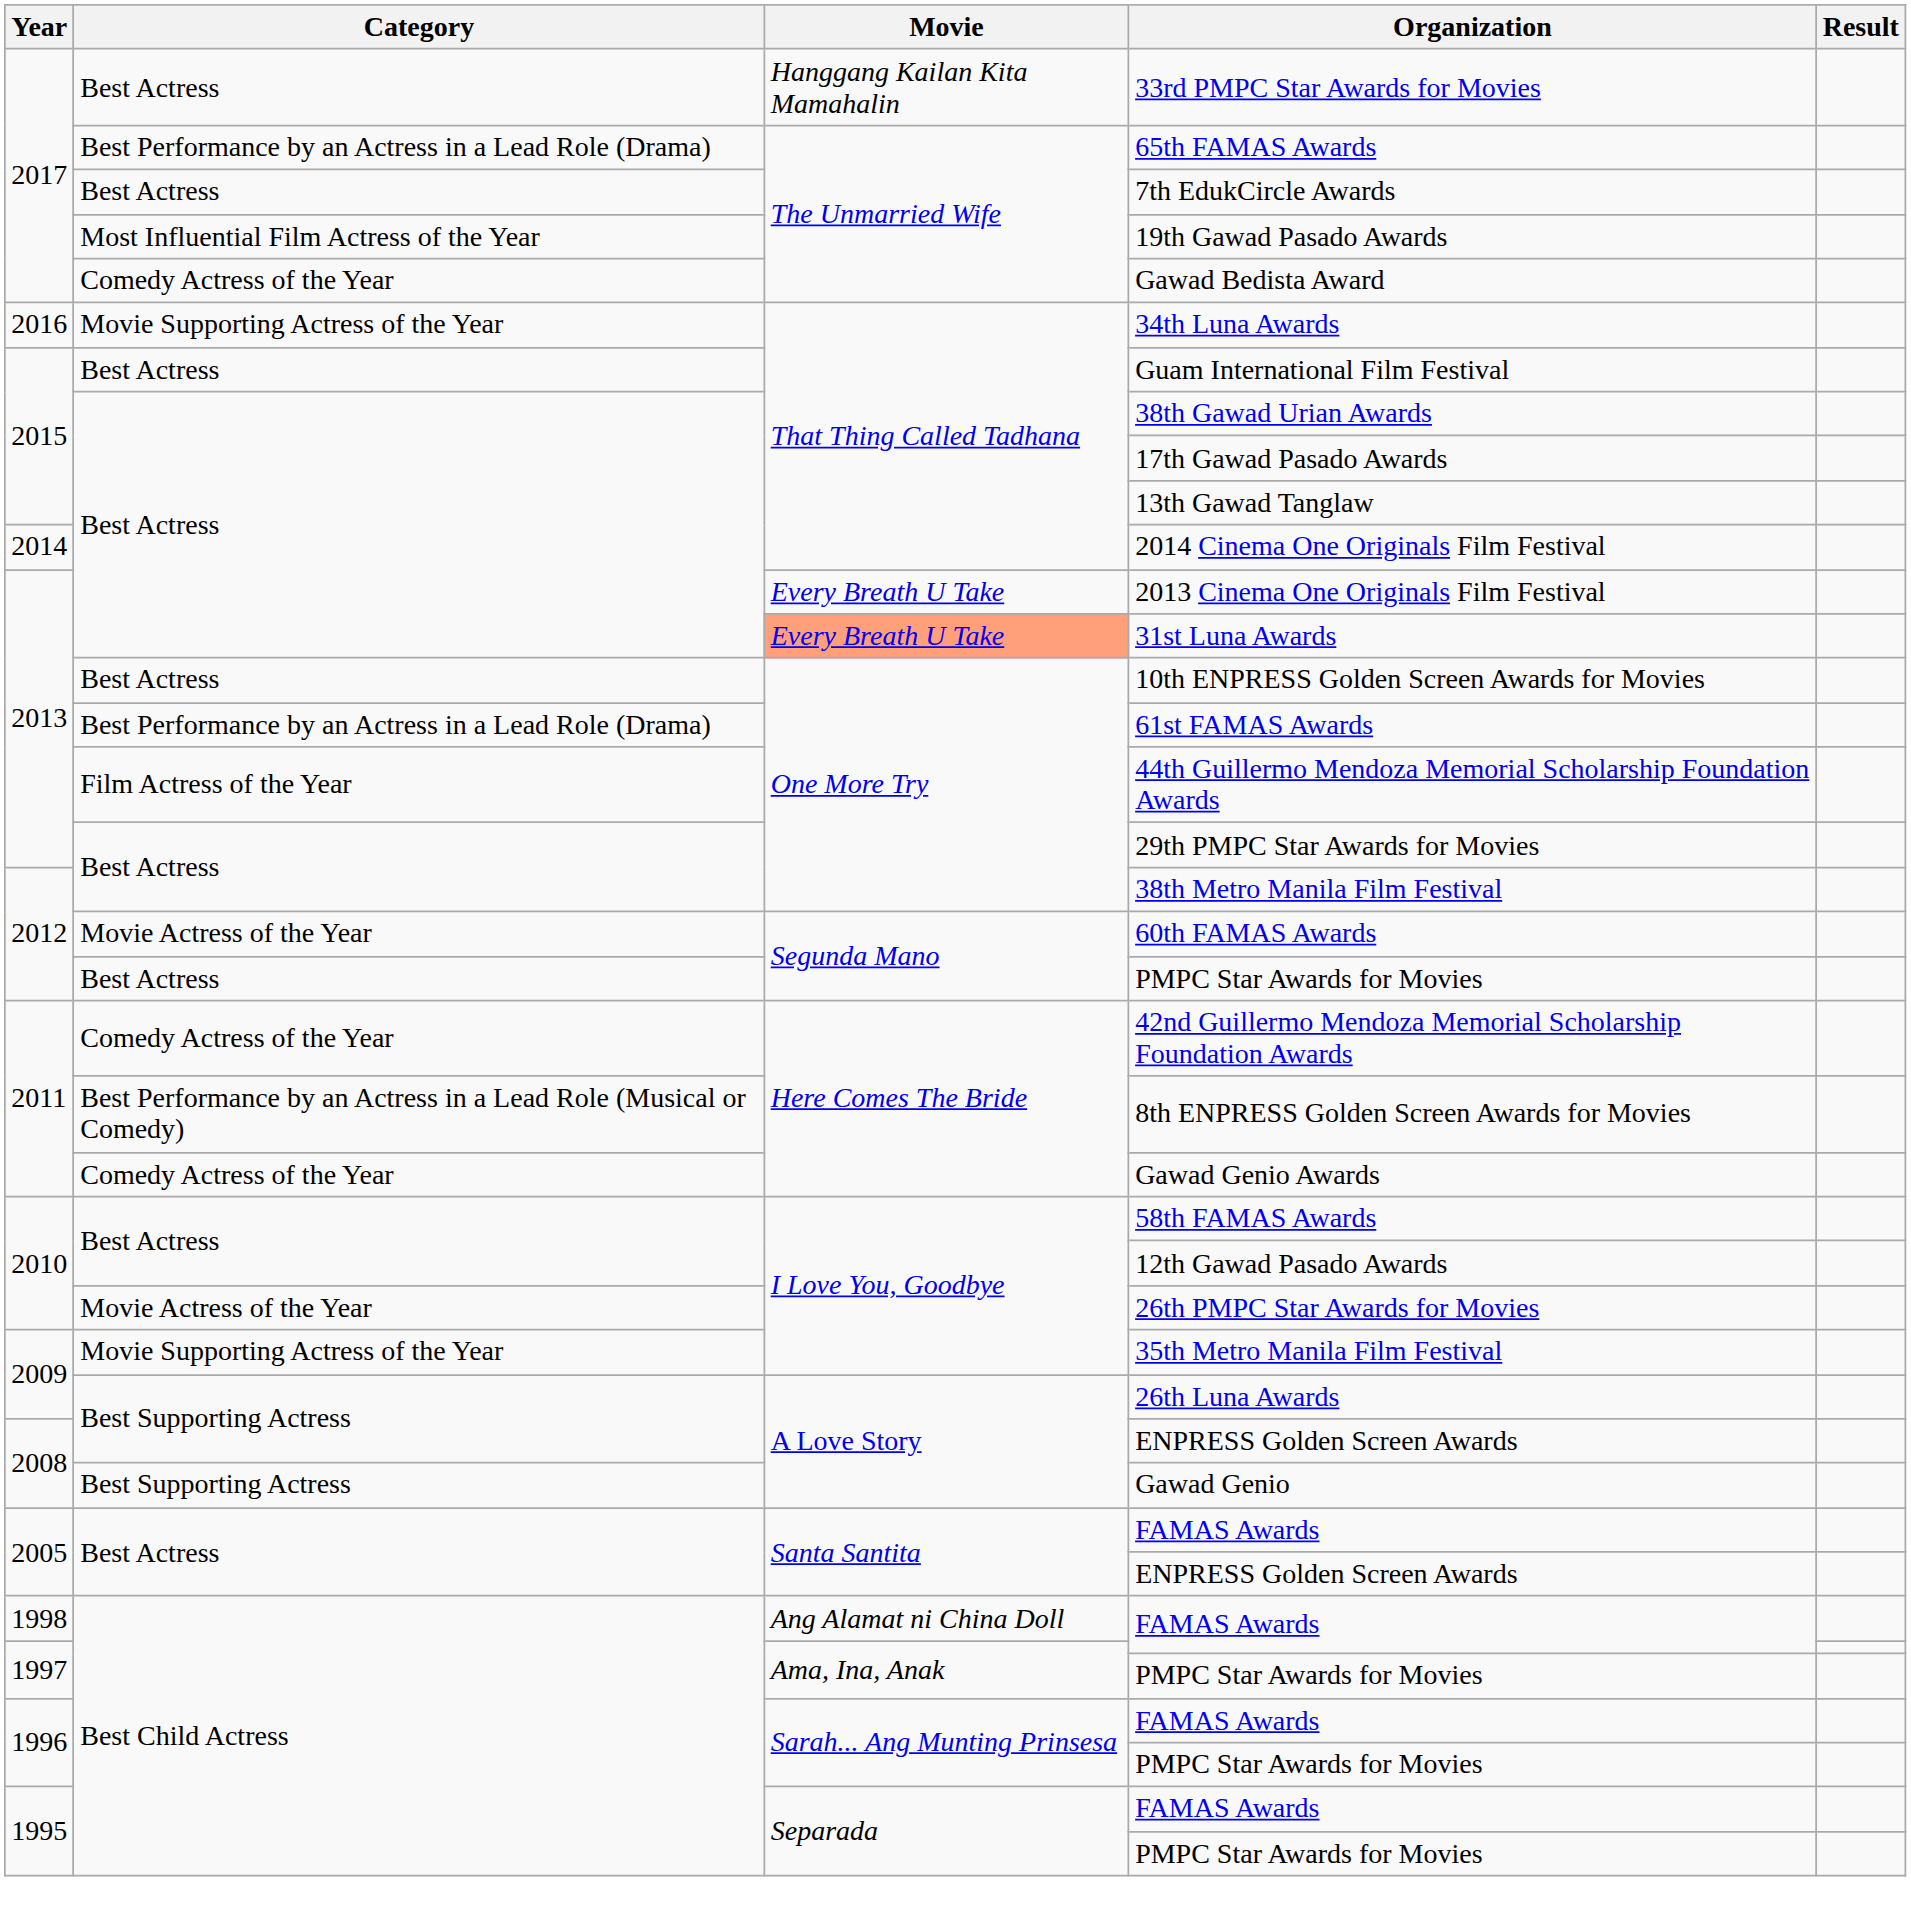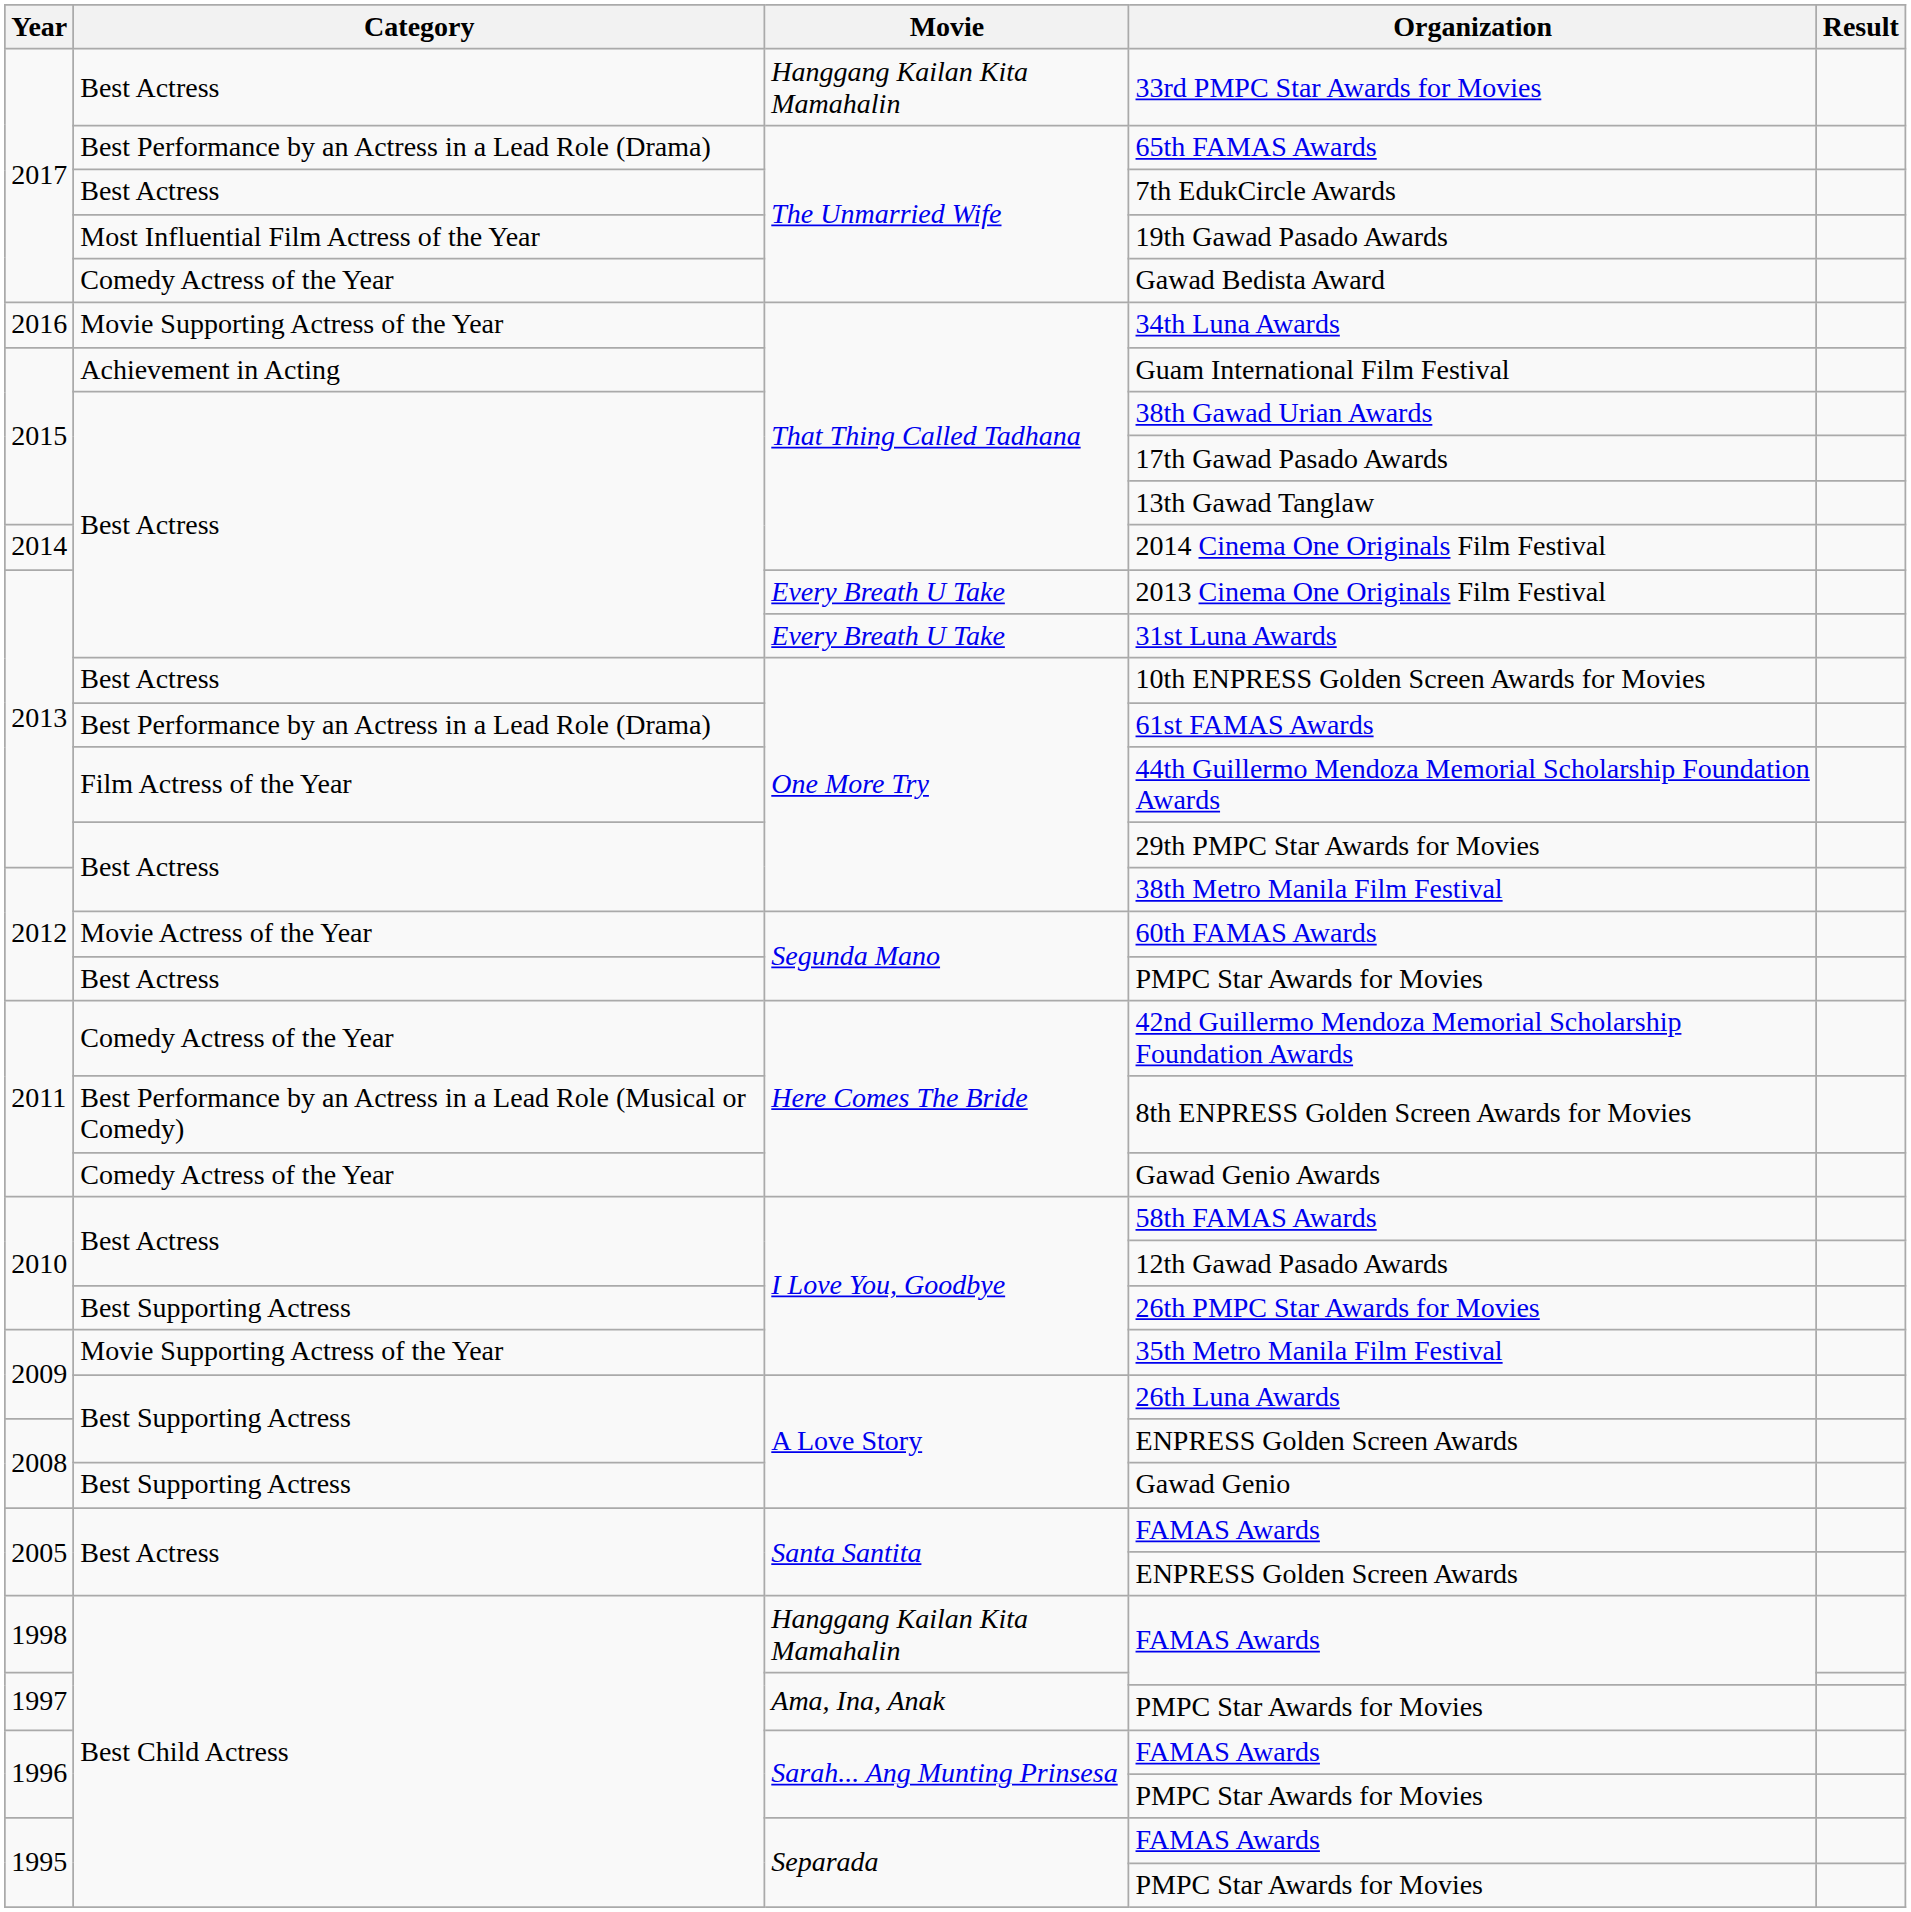(150, 369) Best Actress -> (210, 369) Achievement in Acting
(887, 635) lightsalmon background -> (888, 635) no background
(226, 1307) Movie Actress of the Year -> (216, 1307) Best Supporting Actress
(917, 1618) Ang Alamat ni China Doll -> (900, 1633) Hanggang Kailan Kita Mamahalin
